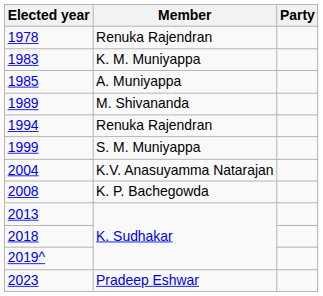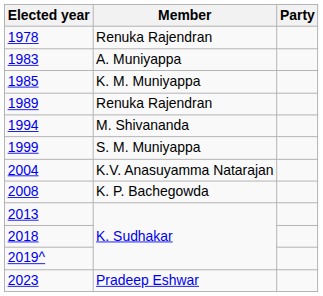(148, 59) K. M. Muniyappa -> (139, 59) A. Muniyappa
(139, 81) A. Muniyappa -> (148, 81) K. M. Muniyappa
(143, 103) M. Shivananda -> (154, 103) Renuka Rajendran
(154, 125) Renuka Rajendran -> (143, 125) M. Shivananda
